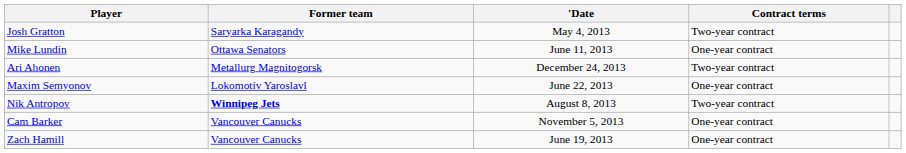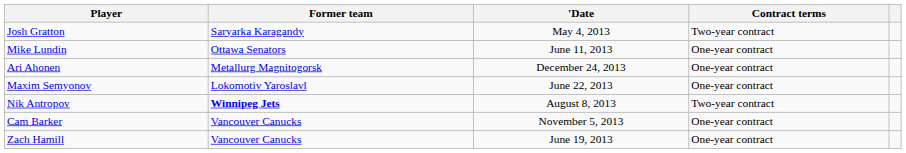(733, 67) Two-year contract -> (732, 67) One-year contract
